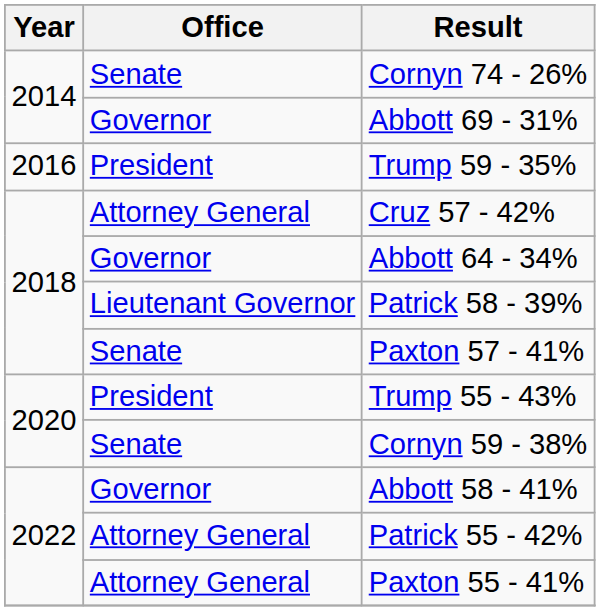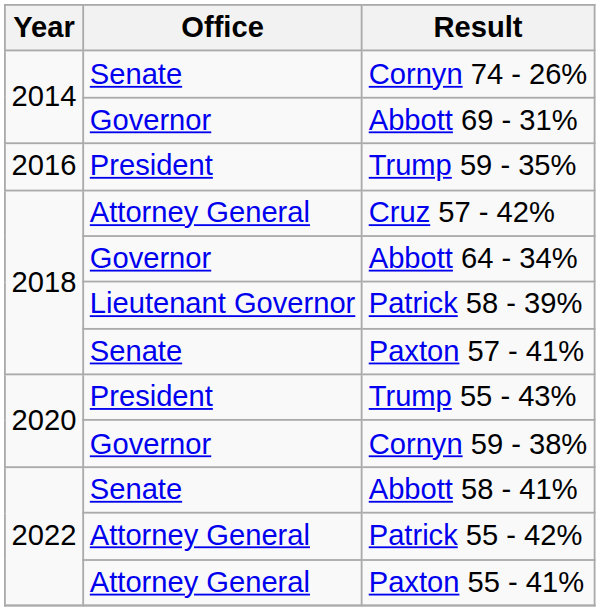(136, 443) Senate -> (151, 443) Governor
(151, 489) Governor -> (136, 489) Senate
